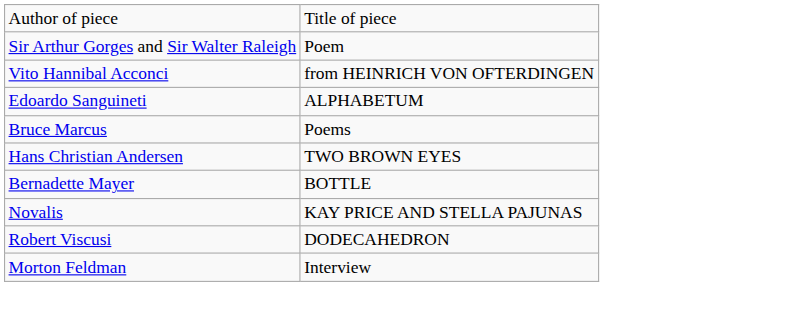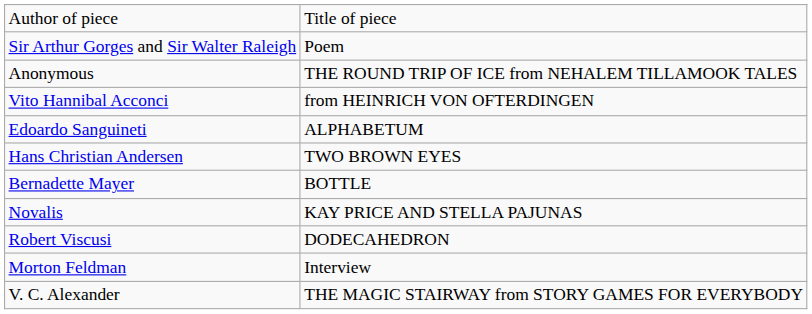+ row: (51, 73)
- row: (58, 128)
+ row: (64, 294)
